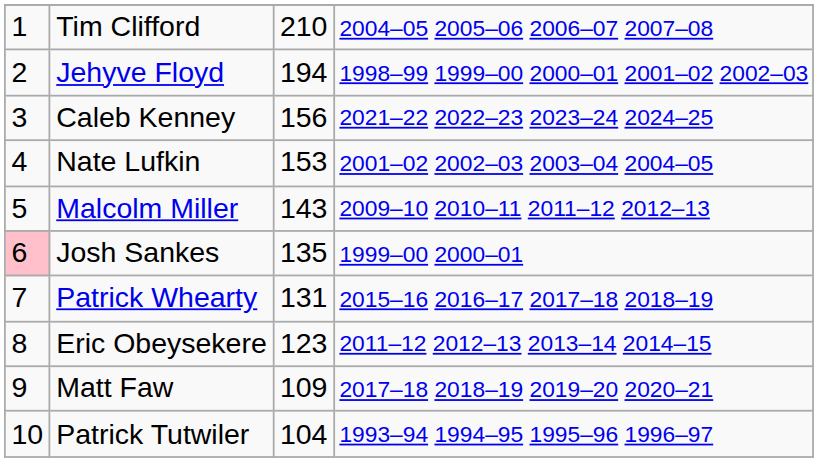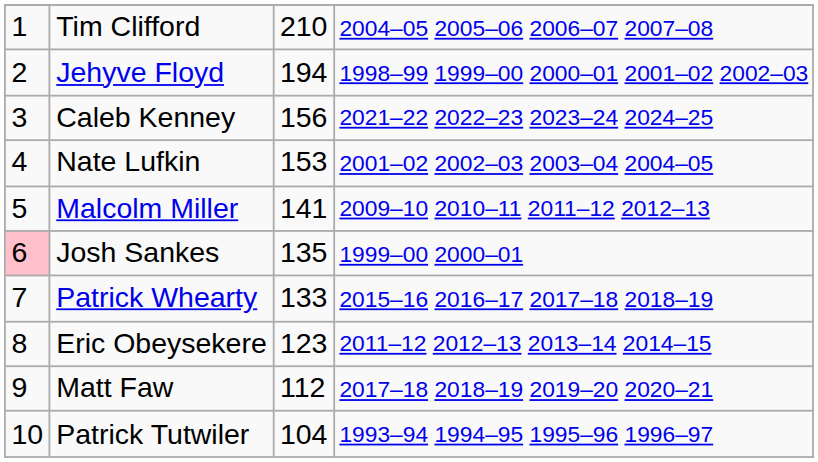(304, 207) 143 -> (304, 207) 141
(304, 298) 131 -> (304, 298) 133
(304, 388) 109 -> (303, 388) 112
